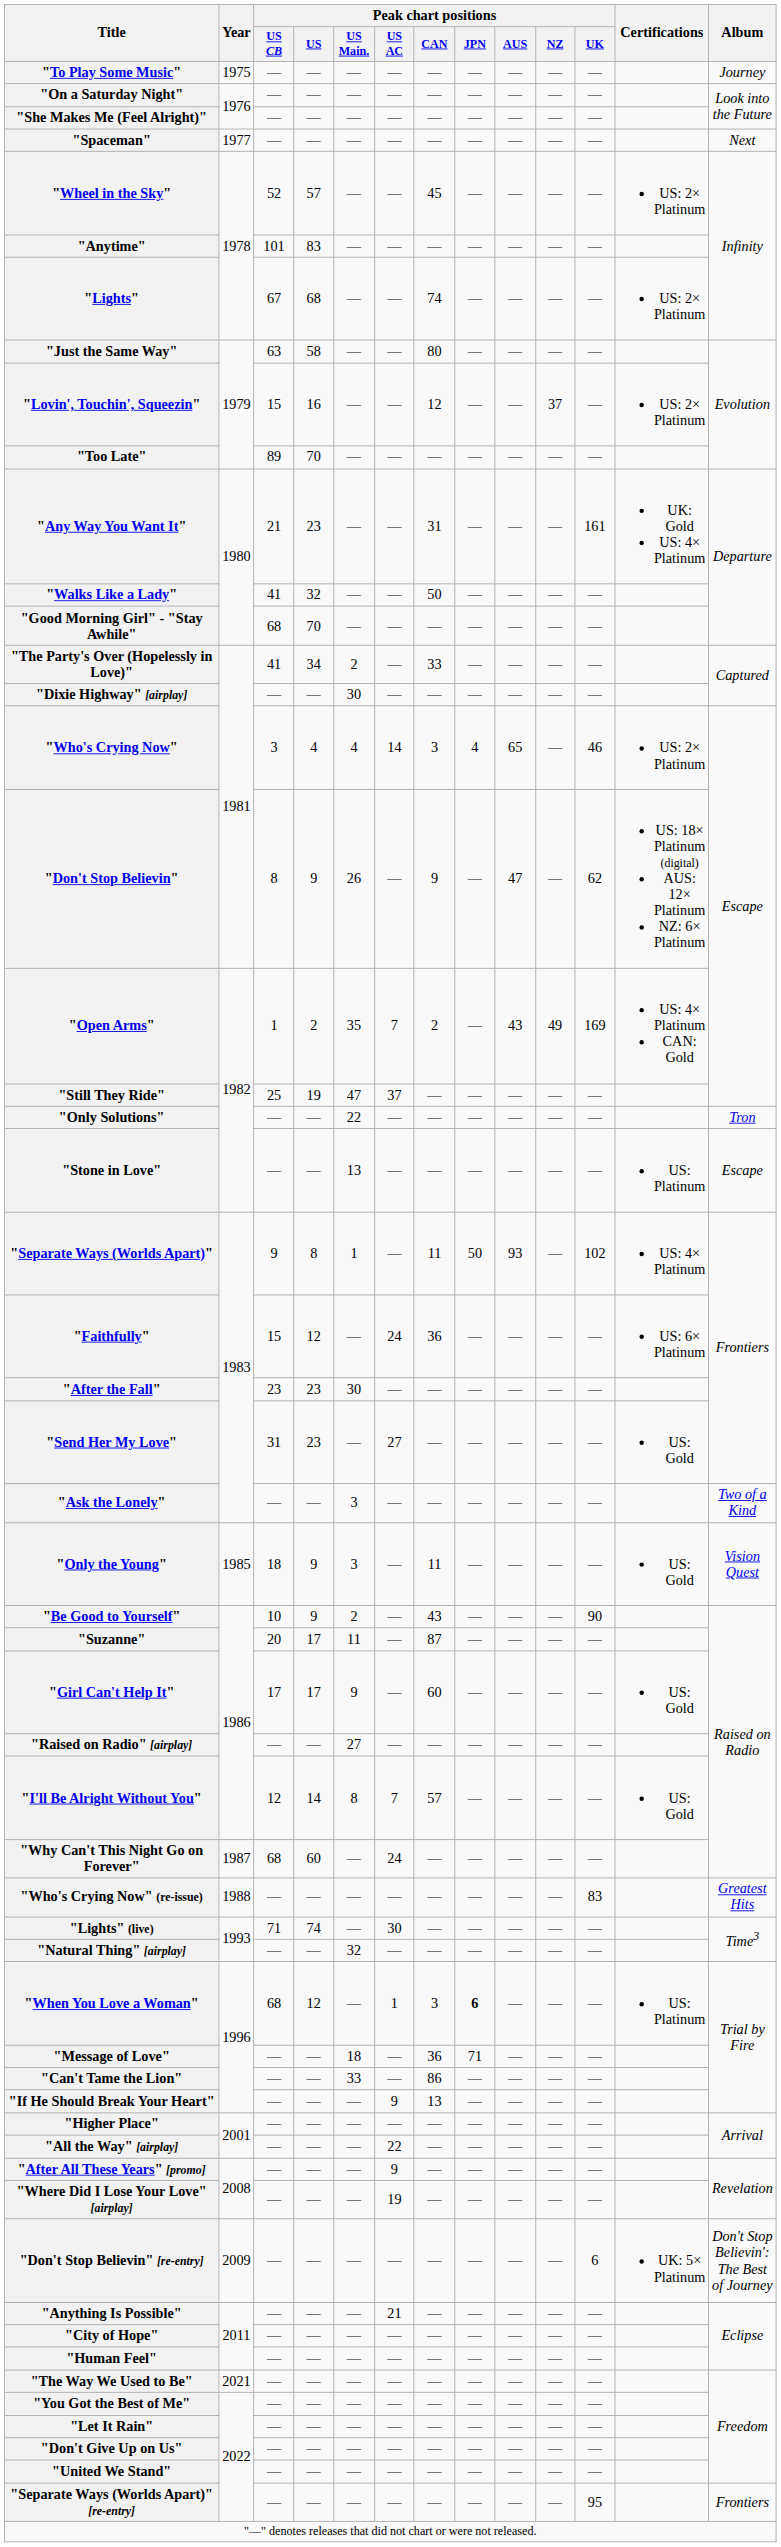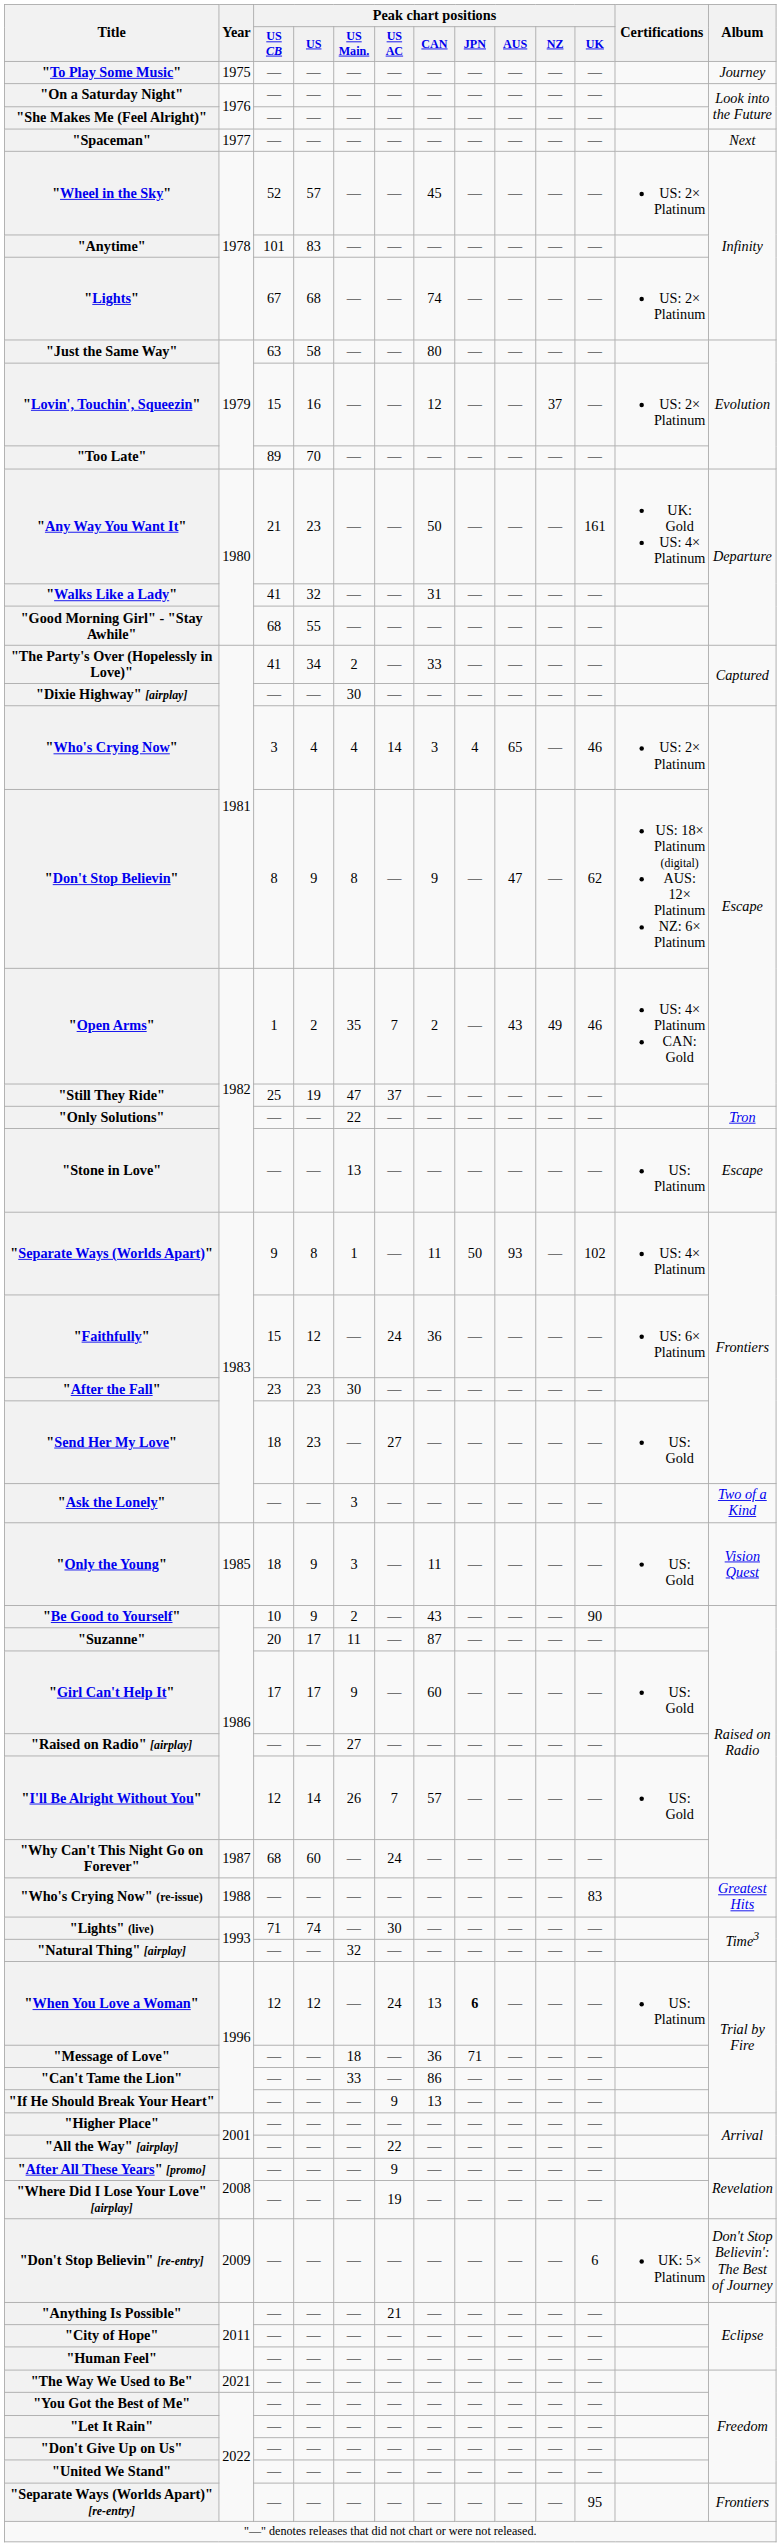(434, 526) 31 -> (434, 526) 50
(434, 595) 50 -> (434, 595) 31
(314, 625) 70 -> (314, 625) 55
(354, 878) 26 -> (354, 878) 8
(595, 1026) 169 -> (595, 1026) 46
(274, 1442) 31 -> (274, 1442) 18
(354, 1797) 8 -> (354, 1797) 26
(274, 2003) 68 -> (274, 2003) 12
(394, 2003) 1 -> (394, 2003) 24
(434, 2003) 3 -> (434, 2003) 13
